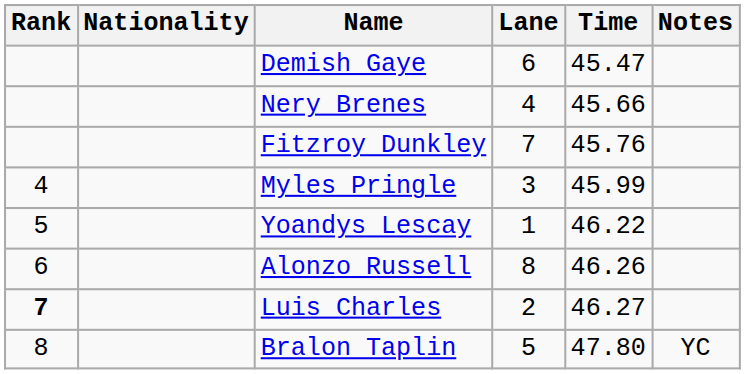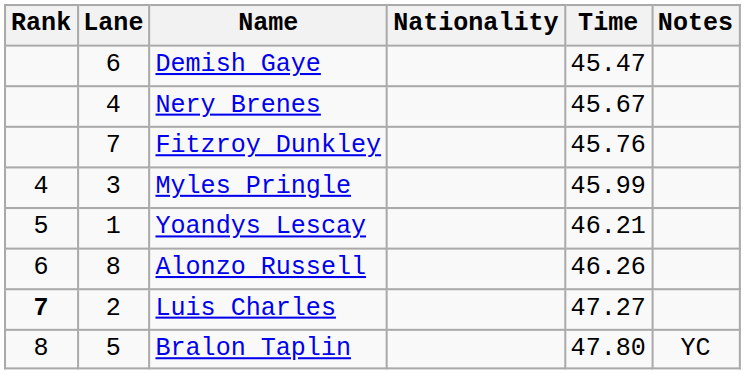columns swapped: (528, 26) <-> (166, 26)
(608, 107) 45.66 -> (608, 107) 45.67
(608, 228) 46.22 -> (608, 228) 46.21
(608, 309) 46.27 -> (608, 309) 47.27
